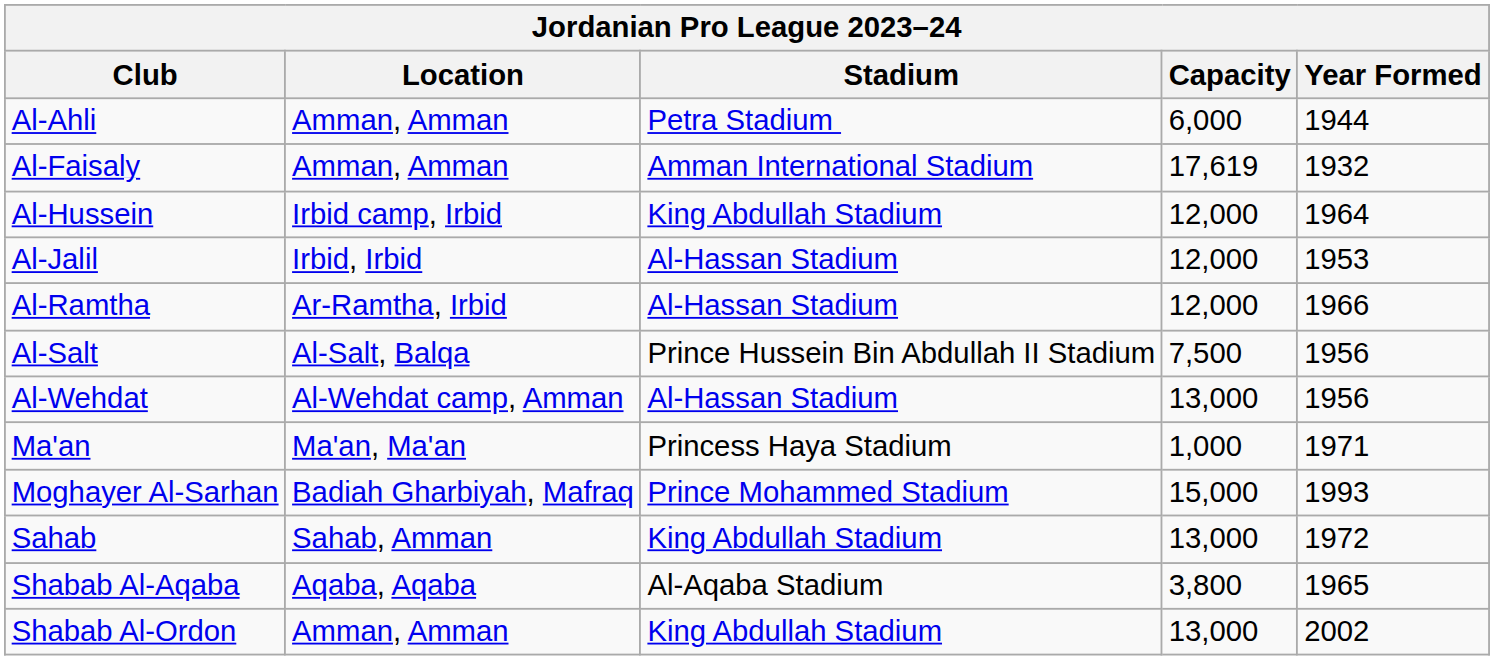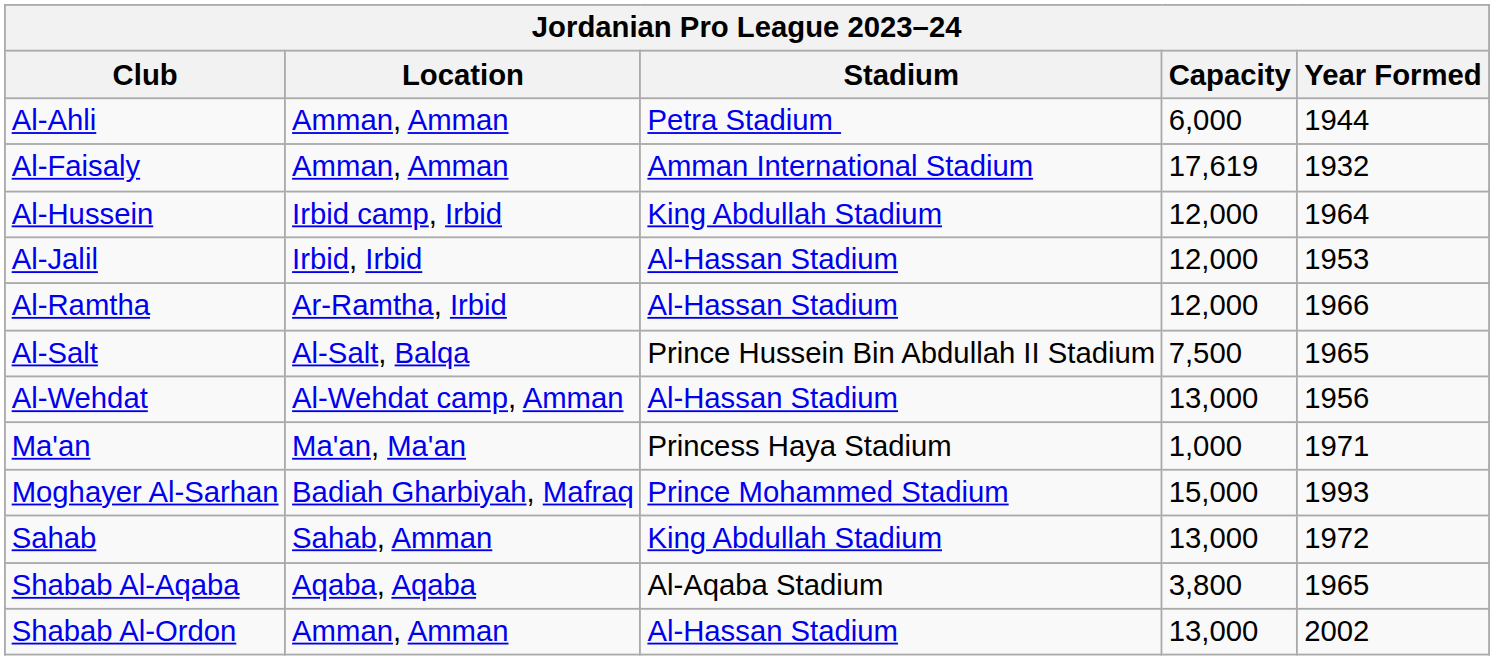(1337, 352) 1956 -> (1337, 352) 1965
(795, 631) King Abdullah Stadium -> (773, 631) Al-Hassan Stadium
